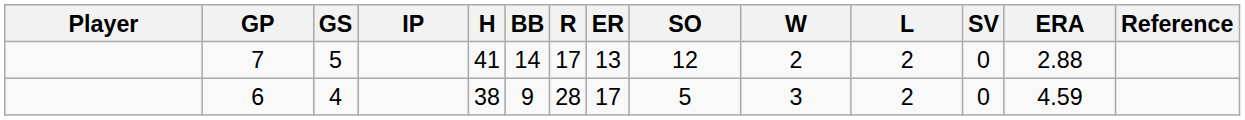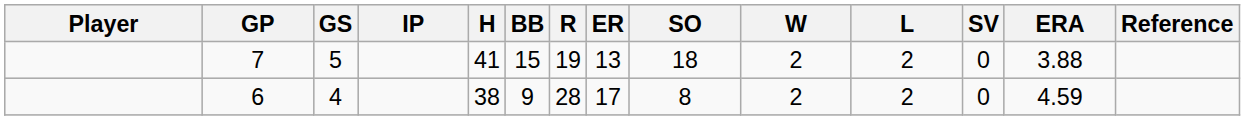(528, 60) 14 -> (528, 60) 15
(568, 60) 17 -> (568, 60) 19
(685, 60) 12 -> (685, 60) 18
(1060, 60) 2.88 -> (1060, 60) 3.88
(685, 97) 5 -> (685, 97) 8
(796, 97) 3 -> (796, 97) 2
